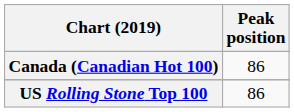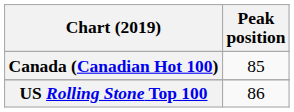(256, 65) 86 -> (256, 65) 85
